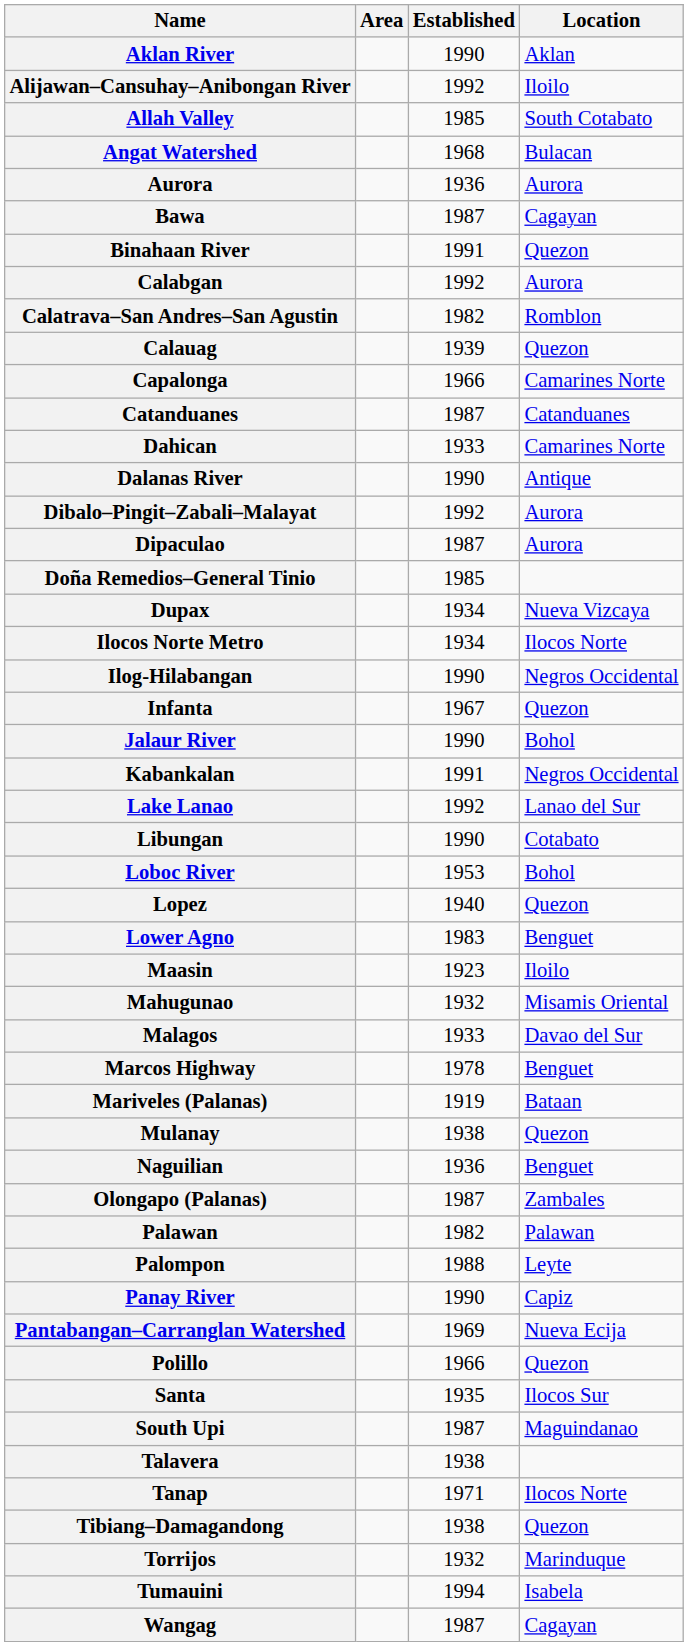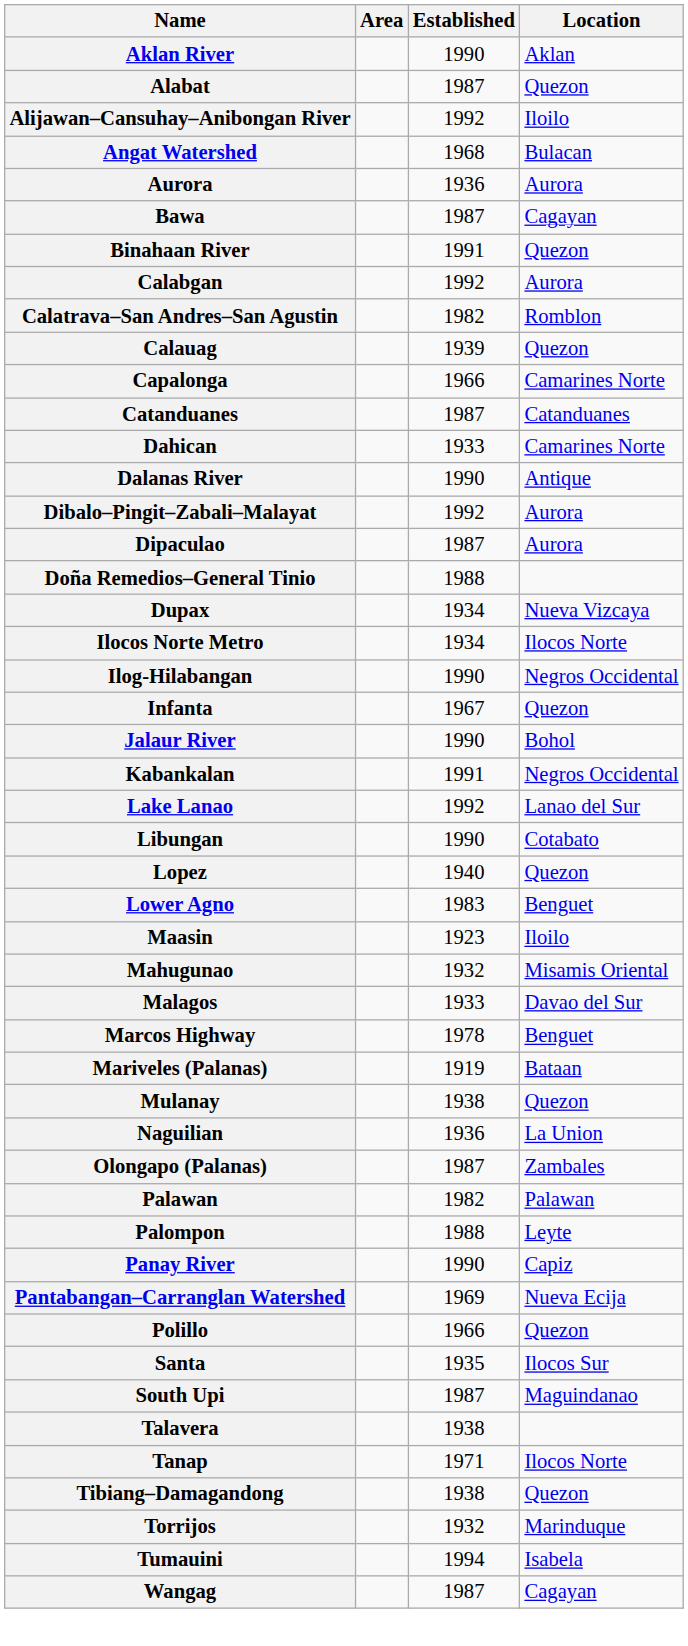+ row: (180, 86)
- row: (180, 119)
(464, 577) 1985 -> (464, 577) 1988
- row: (180, 871)
(559, 1166) Benguet -> (564, 1133) La Union
